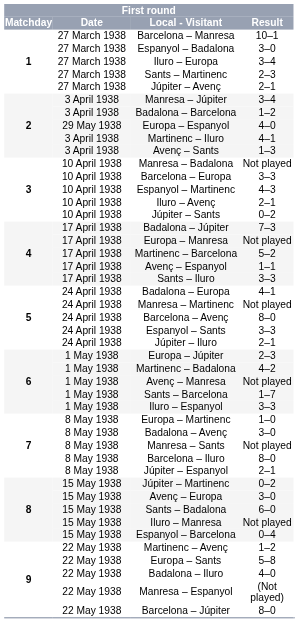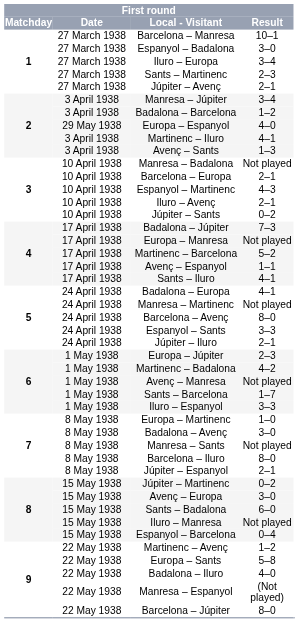(267, 176) 3–3 -> (267, 176) 2–1
(267, 279) 3–3 -> (267, 279) 4–1
